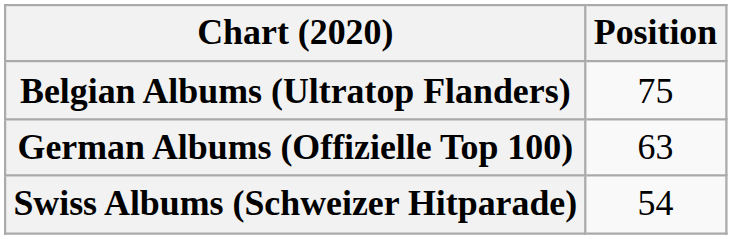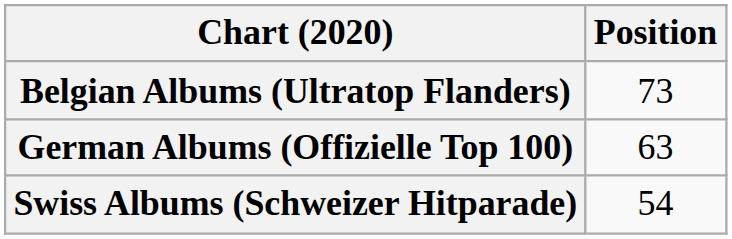(655, 89) 75 -> (655, 89) 73
